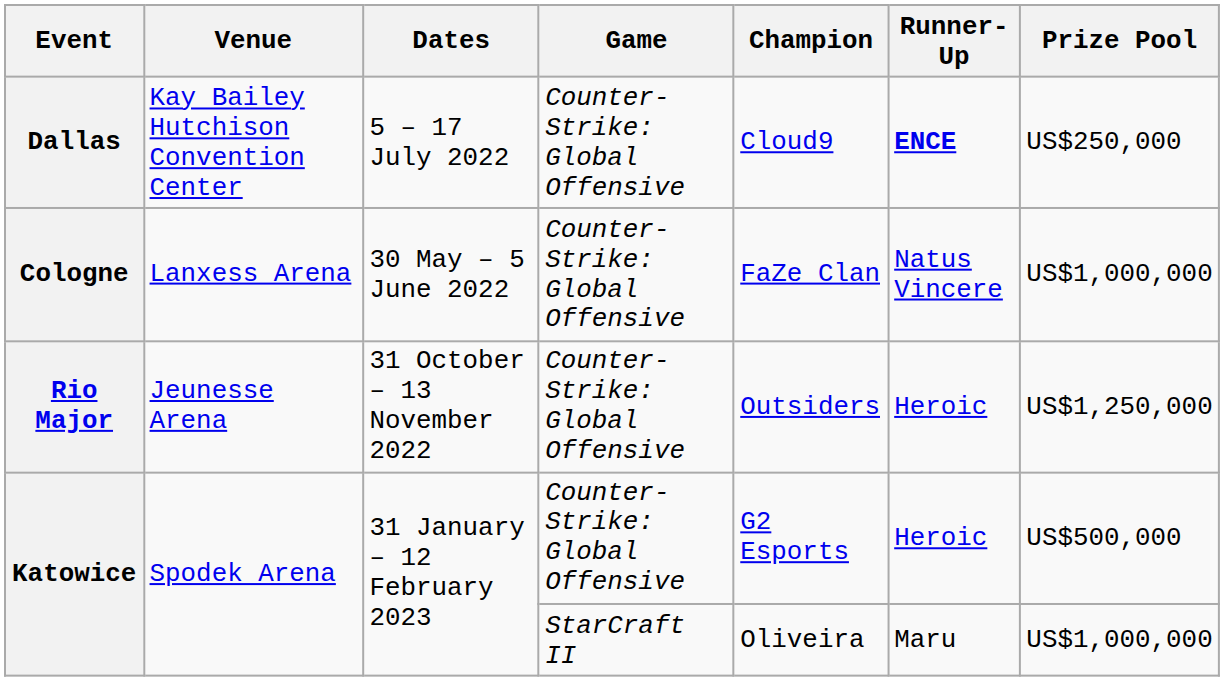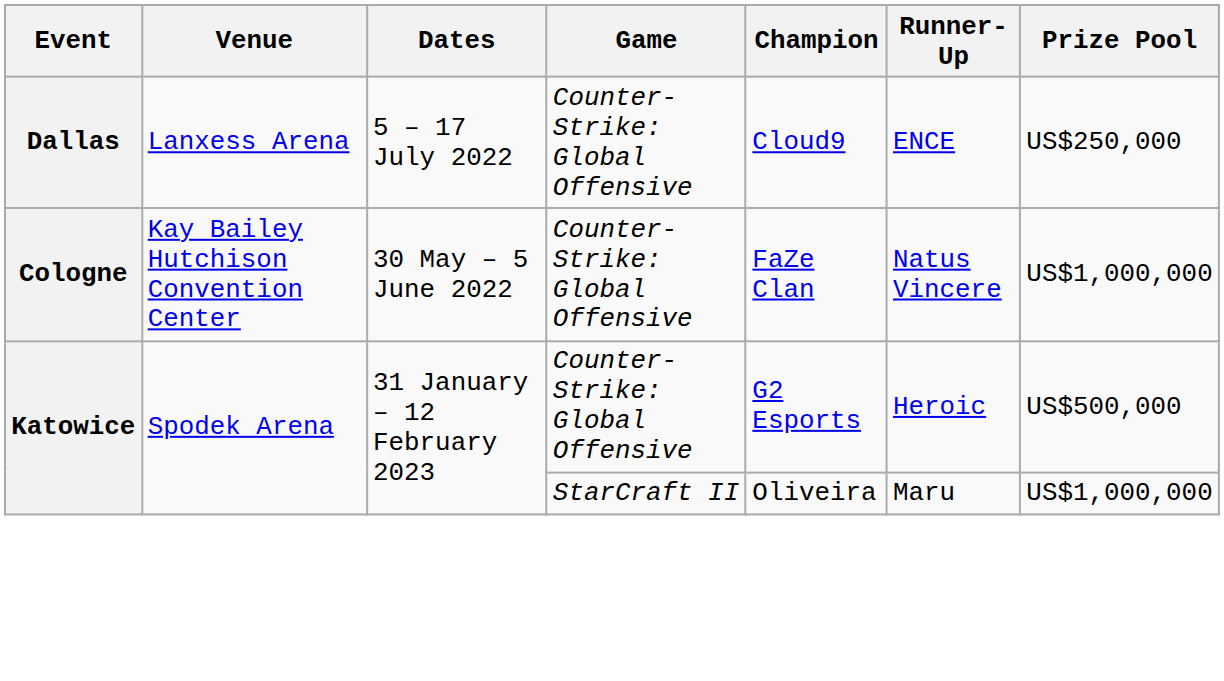(227, 143) Kay Bailey Hutchison Convention Center -> (249, 143) Lanxess Arena
(925, 143) bold -> (924, 143) normal
(250, 275) Lanxess Arena -> (225, 275) Kay Bailey Hutchison Convention Center
- row: (74, 406)
